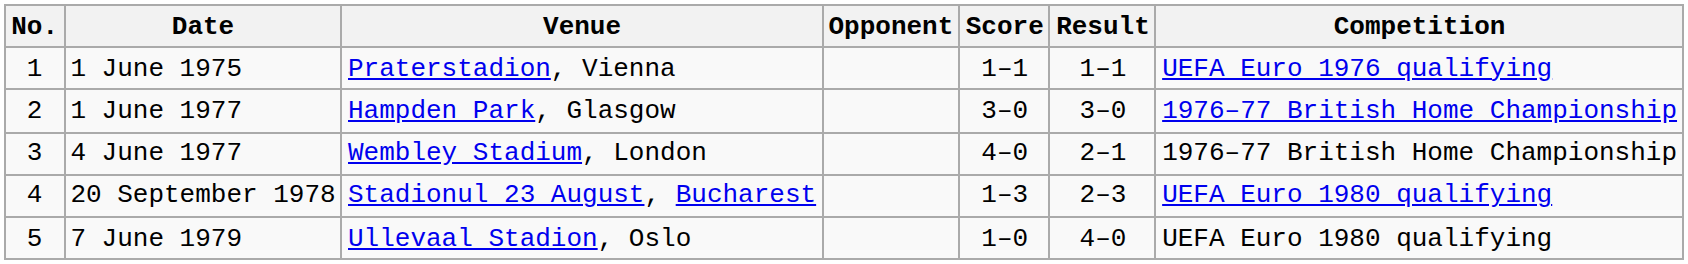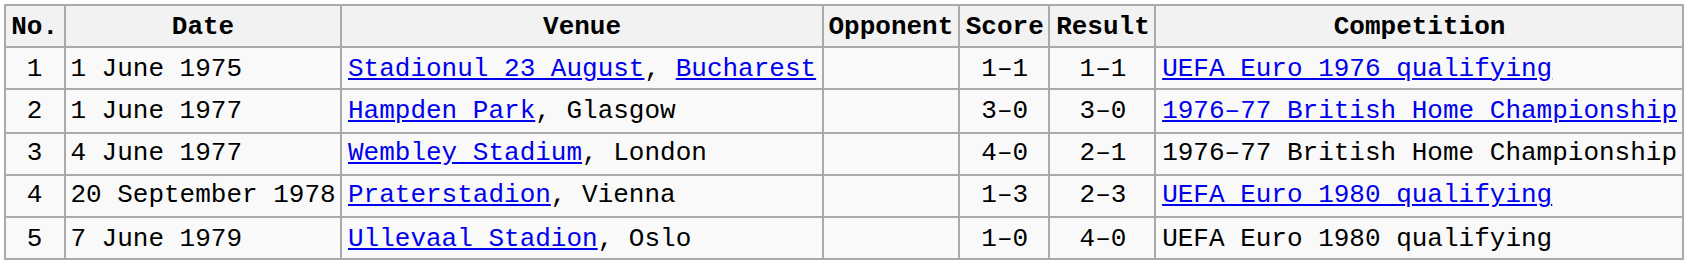(512, 69) Praterstadion, Vienna -> (582, 69) Stadionul 23 August, Bucharest
(582, 196) Stadionul 23 August, Bucharest -> (512, 196) Praterstadion, Vienna
